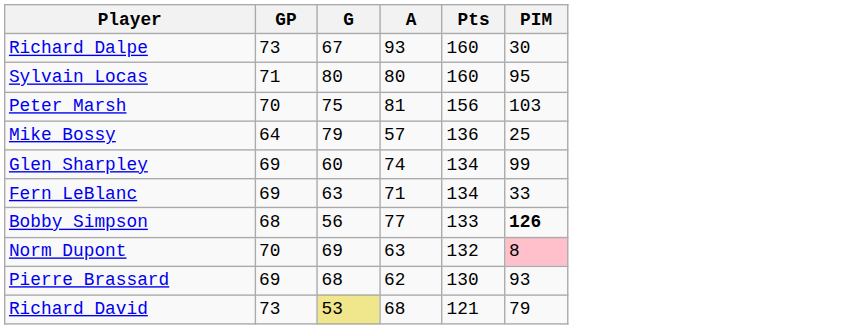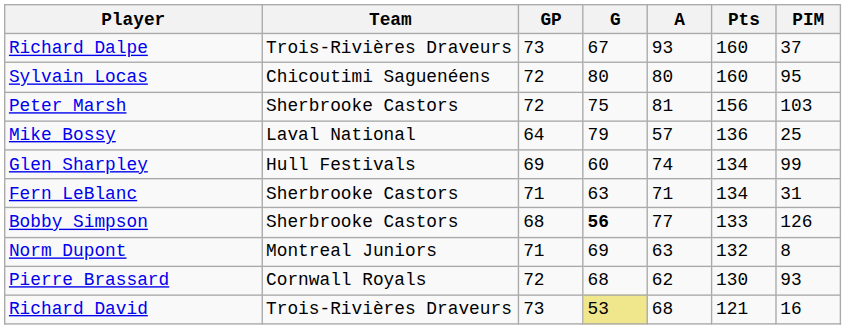+ column: (390, 19)
(520, 48) 30 -> (791, 48) 37
(270, 77) 71 -> (534, 77) 72
(270, 106) 70 -> (534, 106) 72
(270, 193) 69 -> (534, 193) 71
(520, 193) 33 -> (791, 193) 31
(332, 222) normal -> (598, 222) bold
(525, 222) bold -> (796, 222) normal
(270, 251) 70 -> (534, 251) 71
(514, 251) pink background -> (786, 251) no background
(270, 280) 69 -> (534, 280) 72
(520, 309) 79 -> (791, 309) 16
